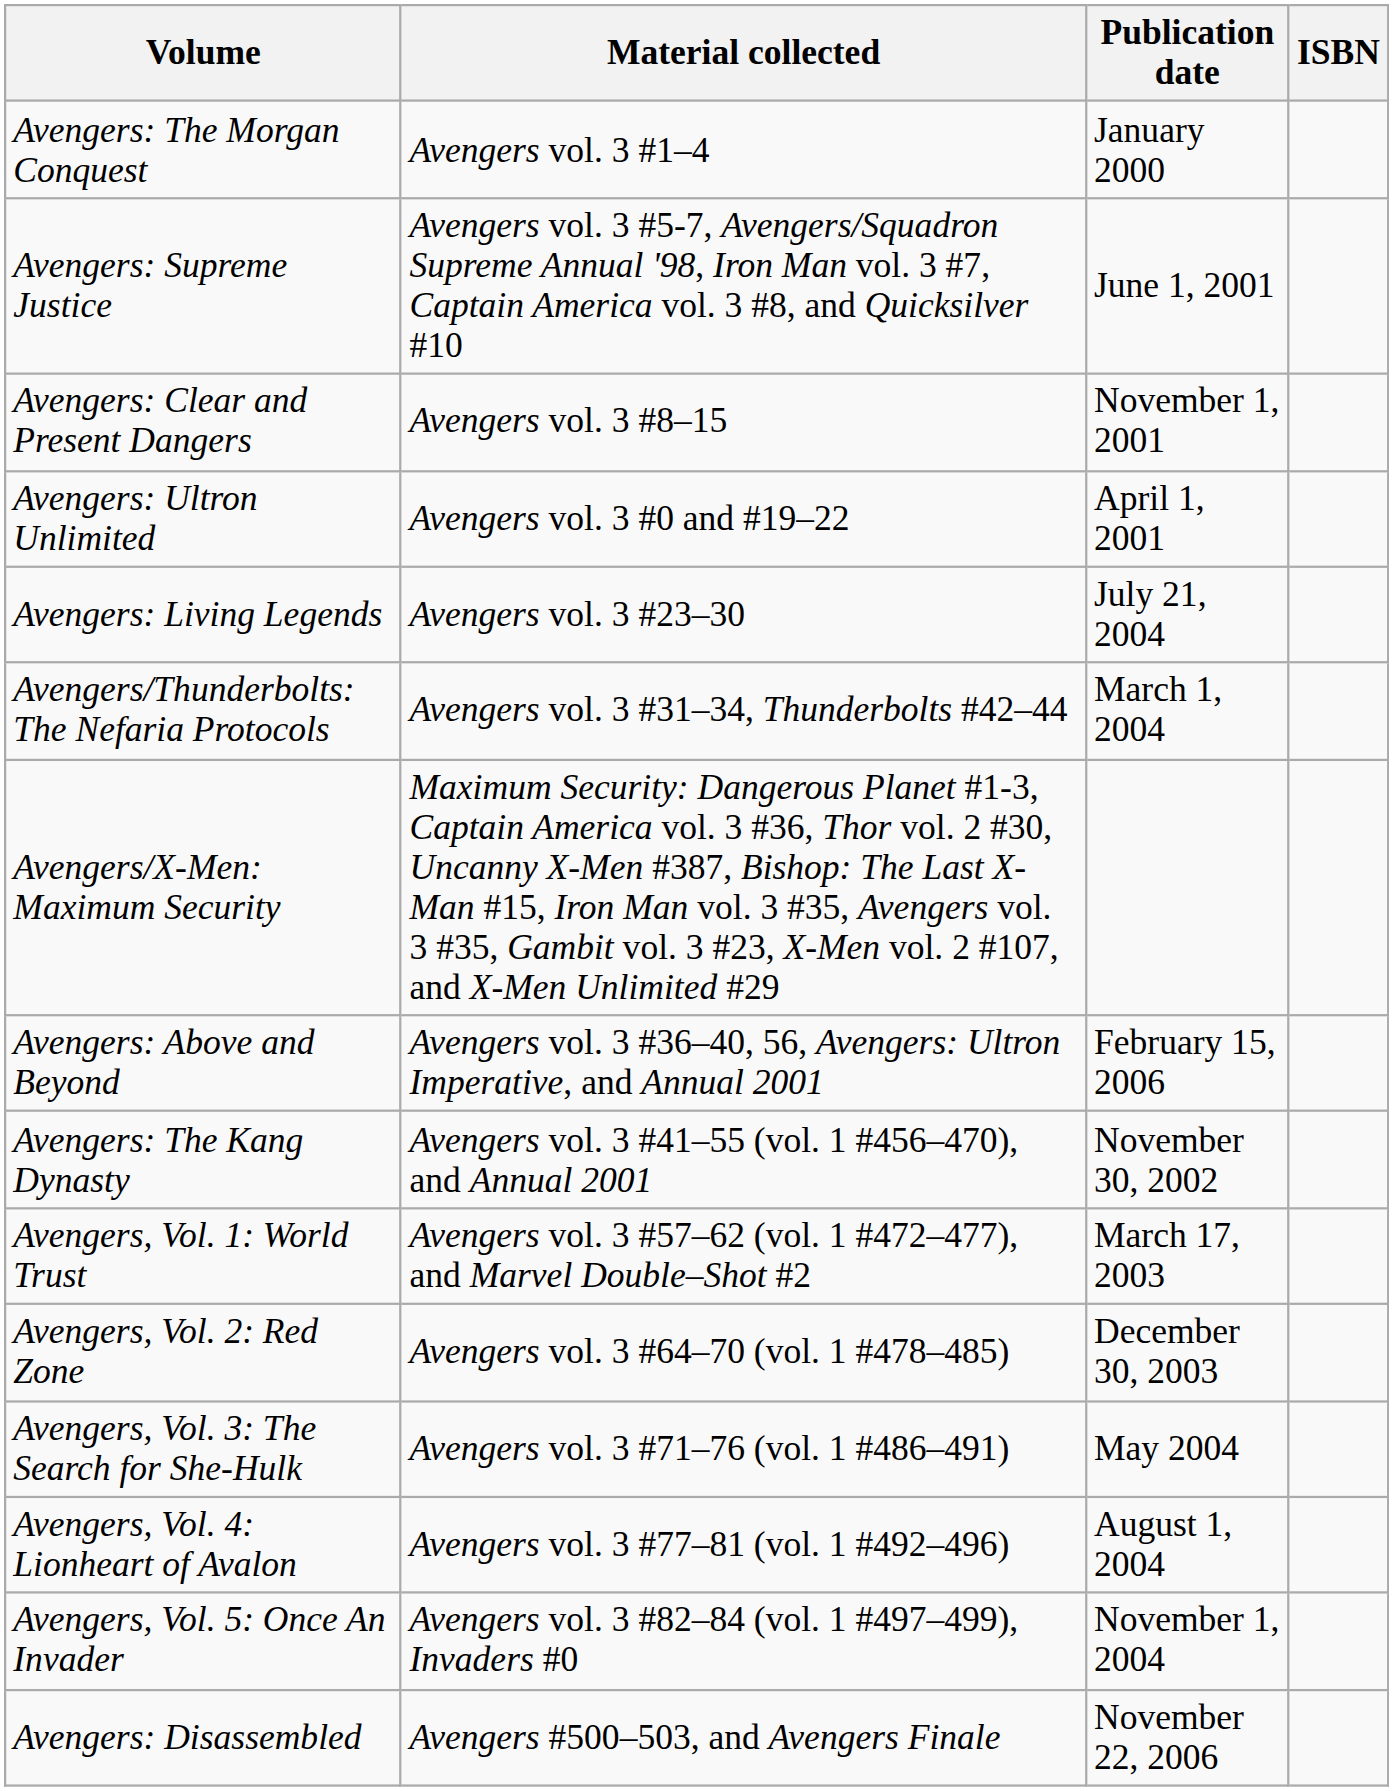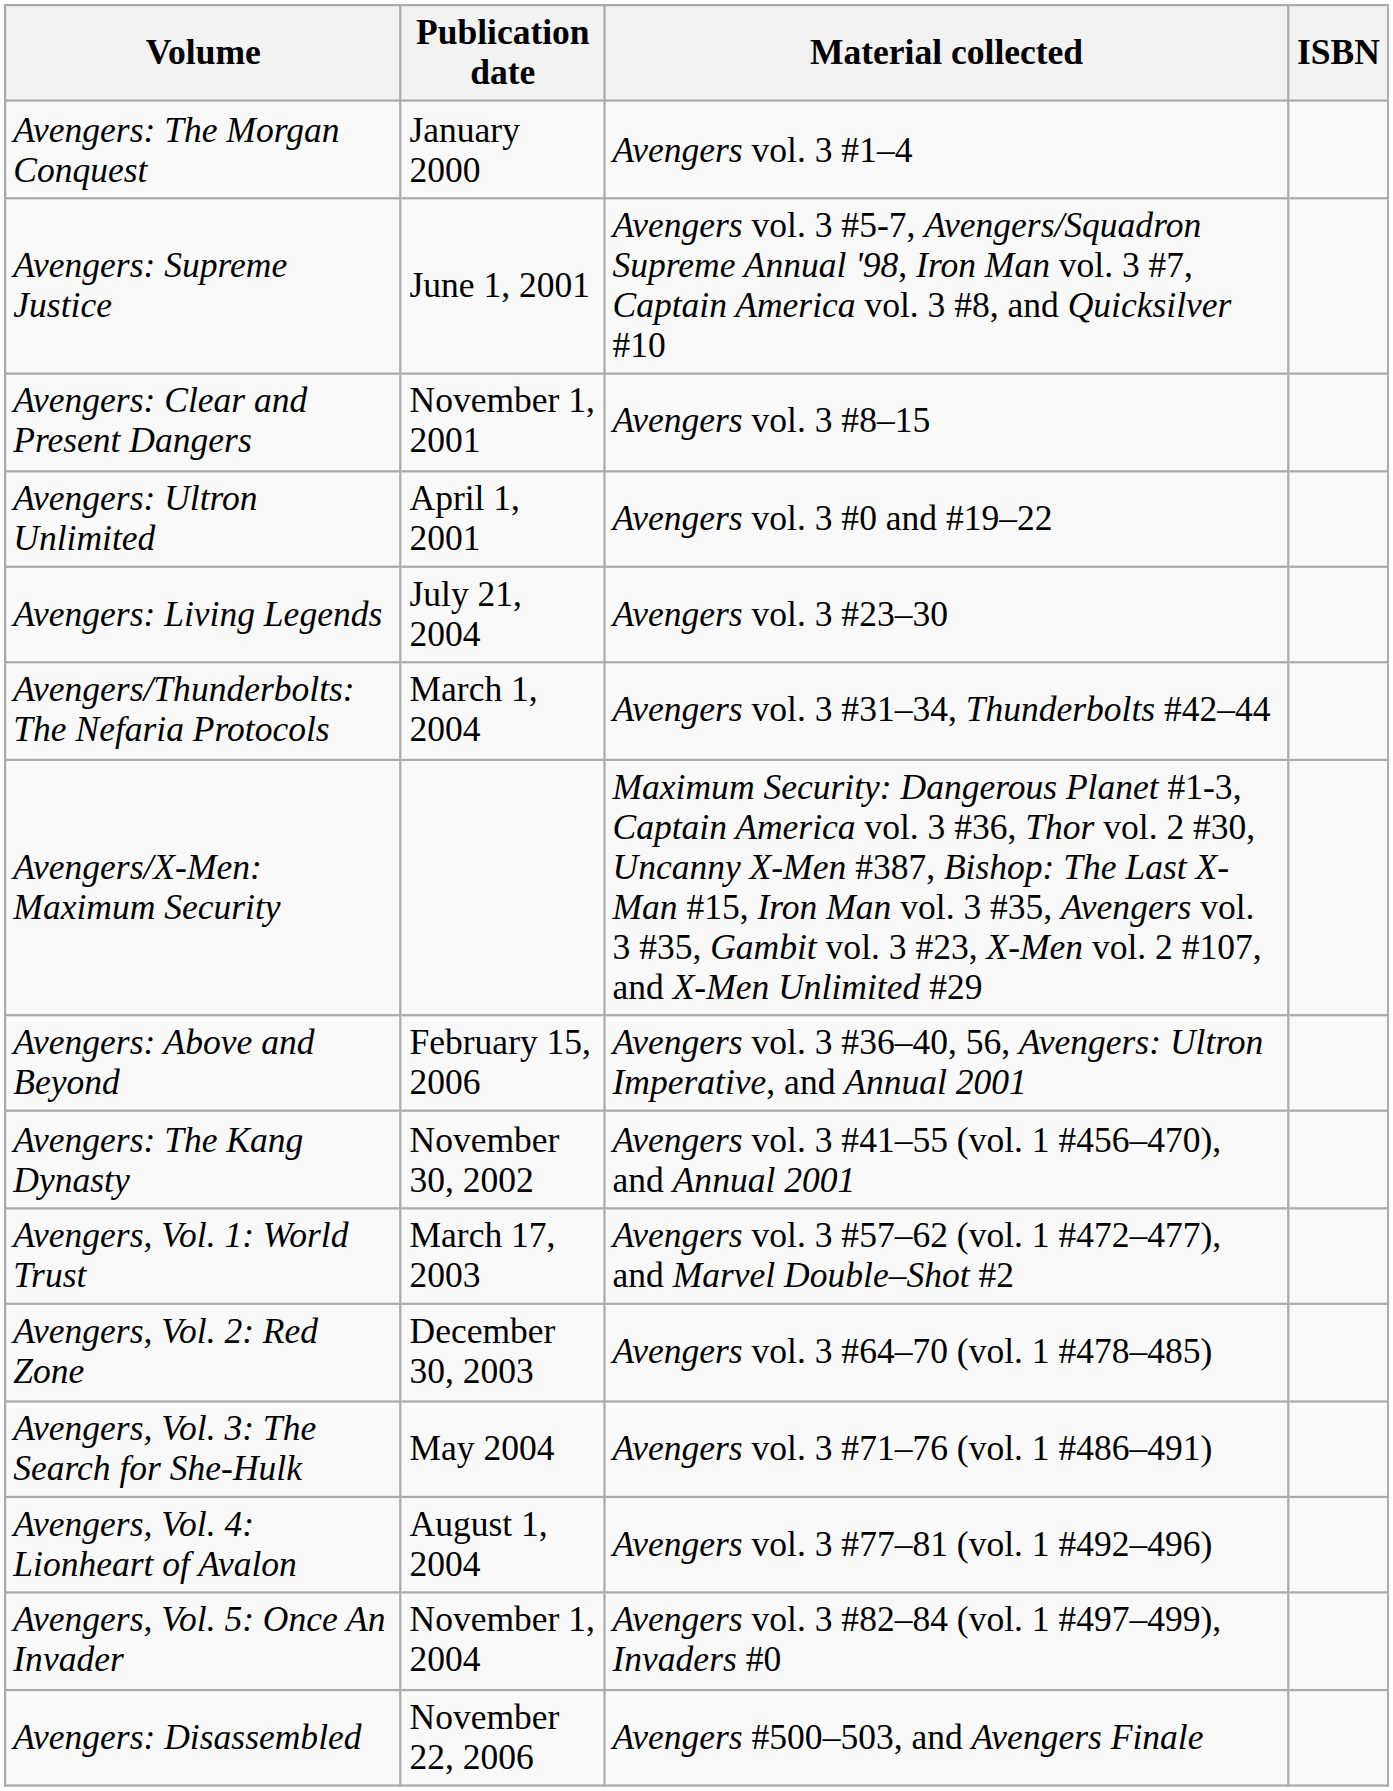columns swapped: (744, 52) <-> (1187, 52)
